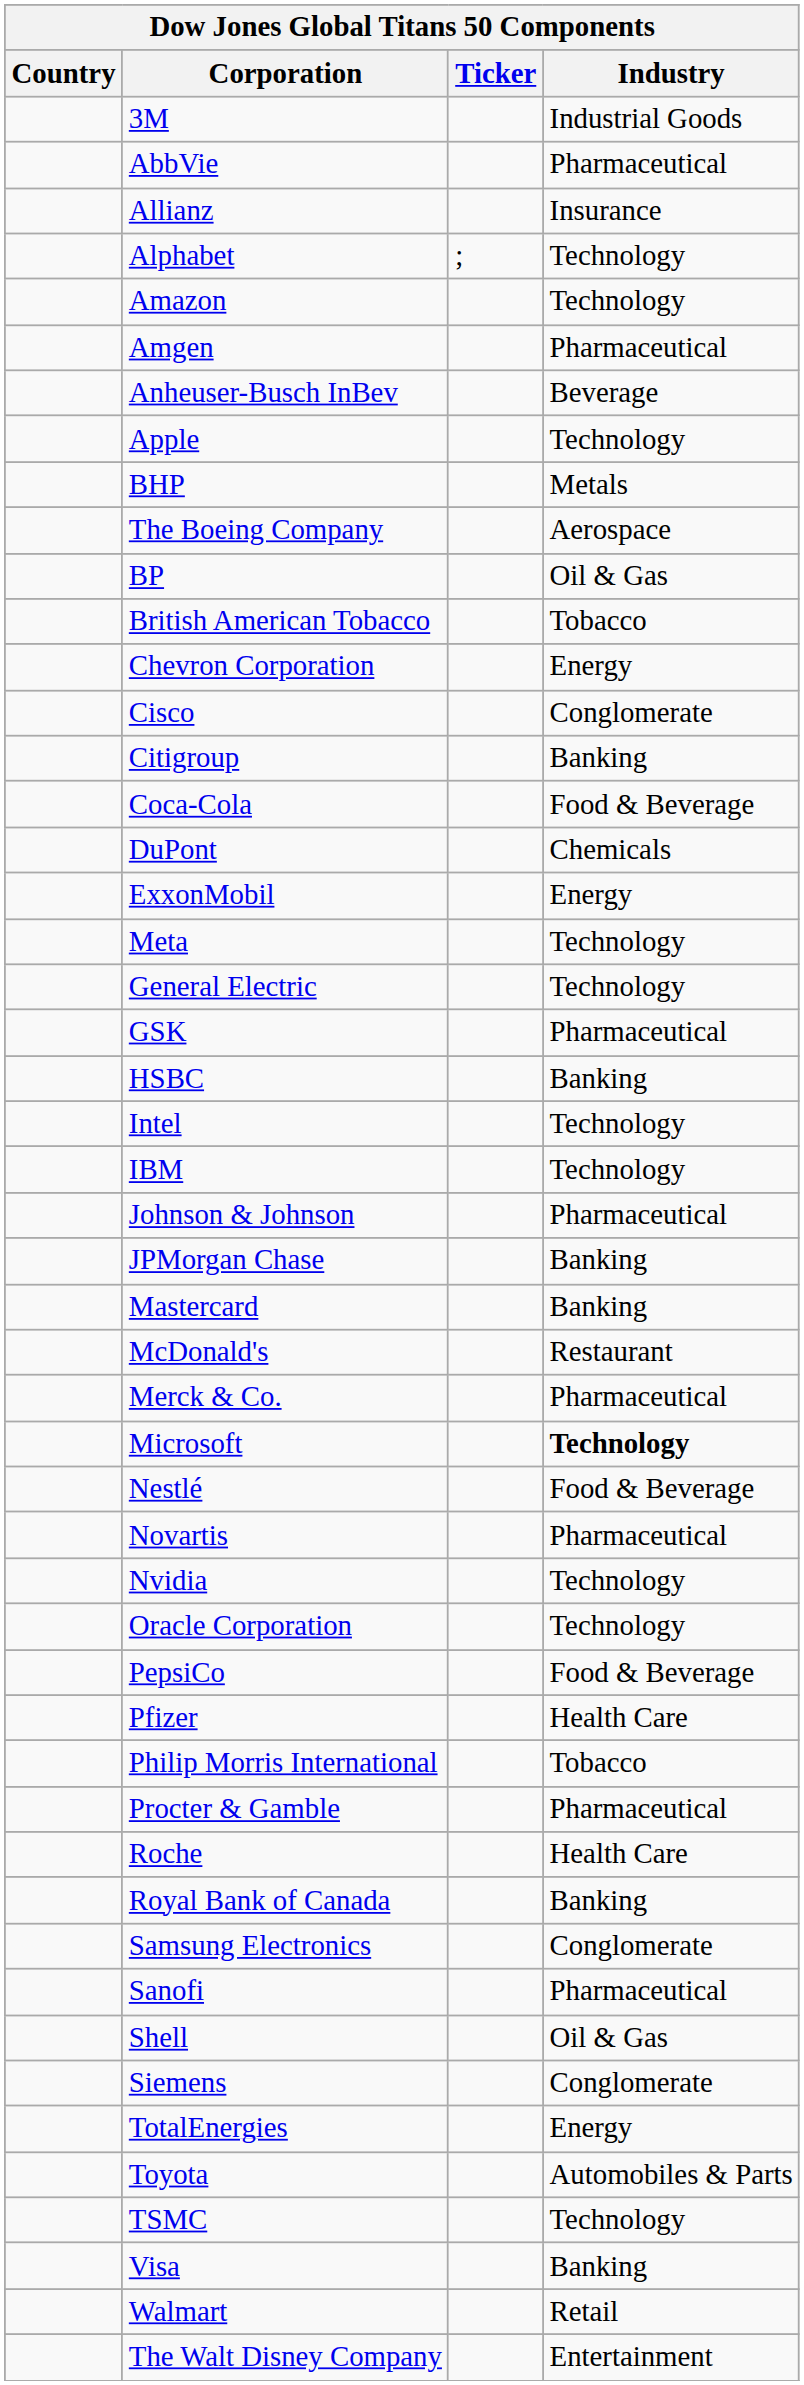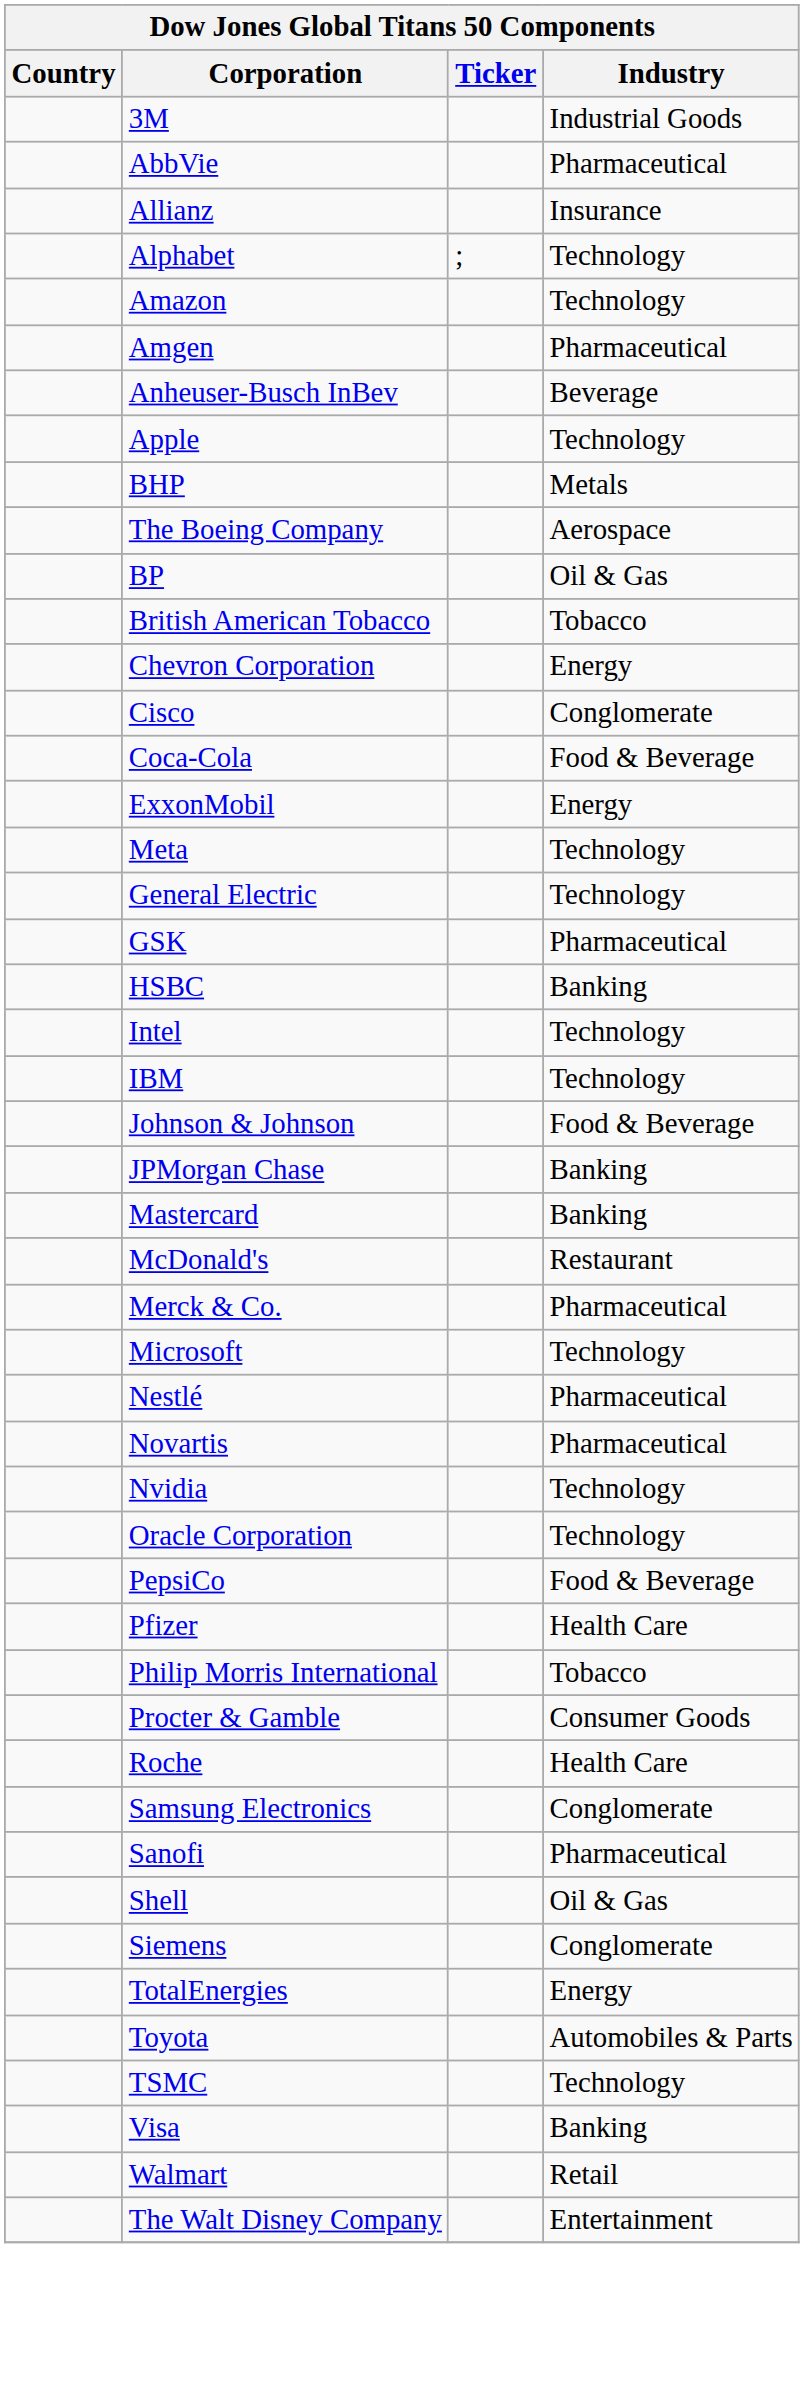- row: (184, 758)
- row: (173, 849)
(638, 1214) Pharmaceutical -> (652, 1123) Food & Beverage
(619, 1443) bold -> (617, 1351) normal
(652, 1488) Food & Beverage -> (638, 1397) Pharmaceutical
(638, 1808) Pharmaceutical -> (650, 1717) Consumer Goods
- row: (260, 1900)
